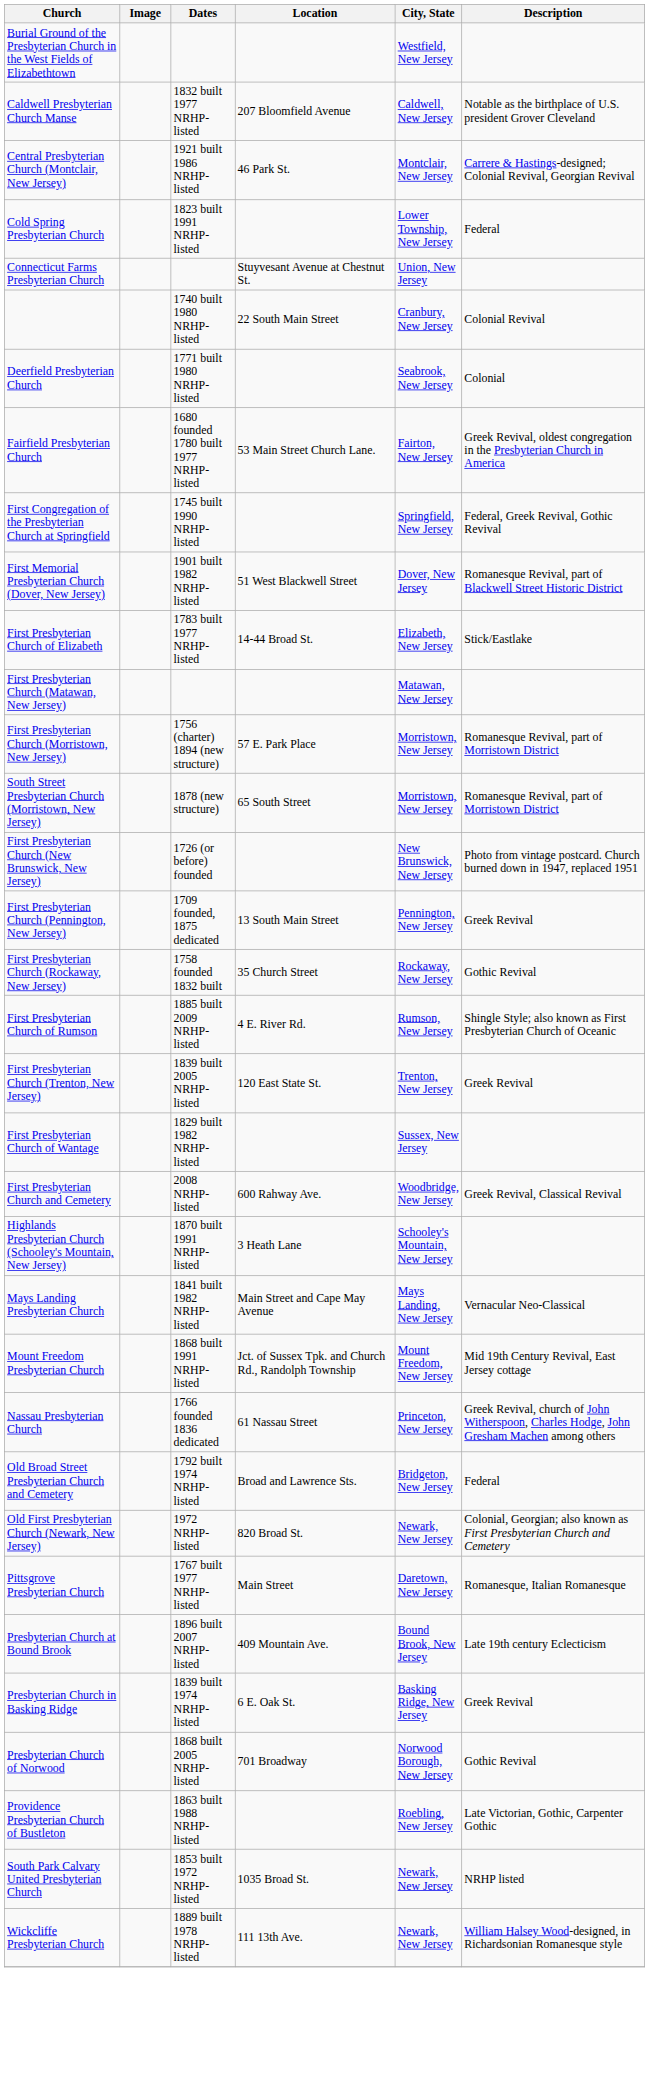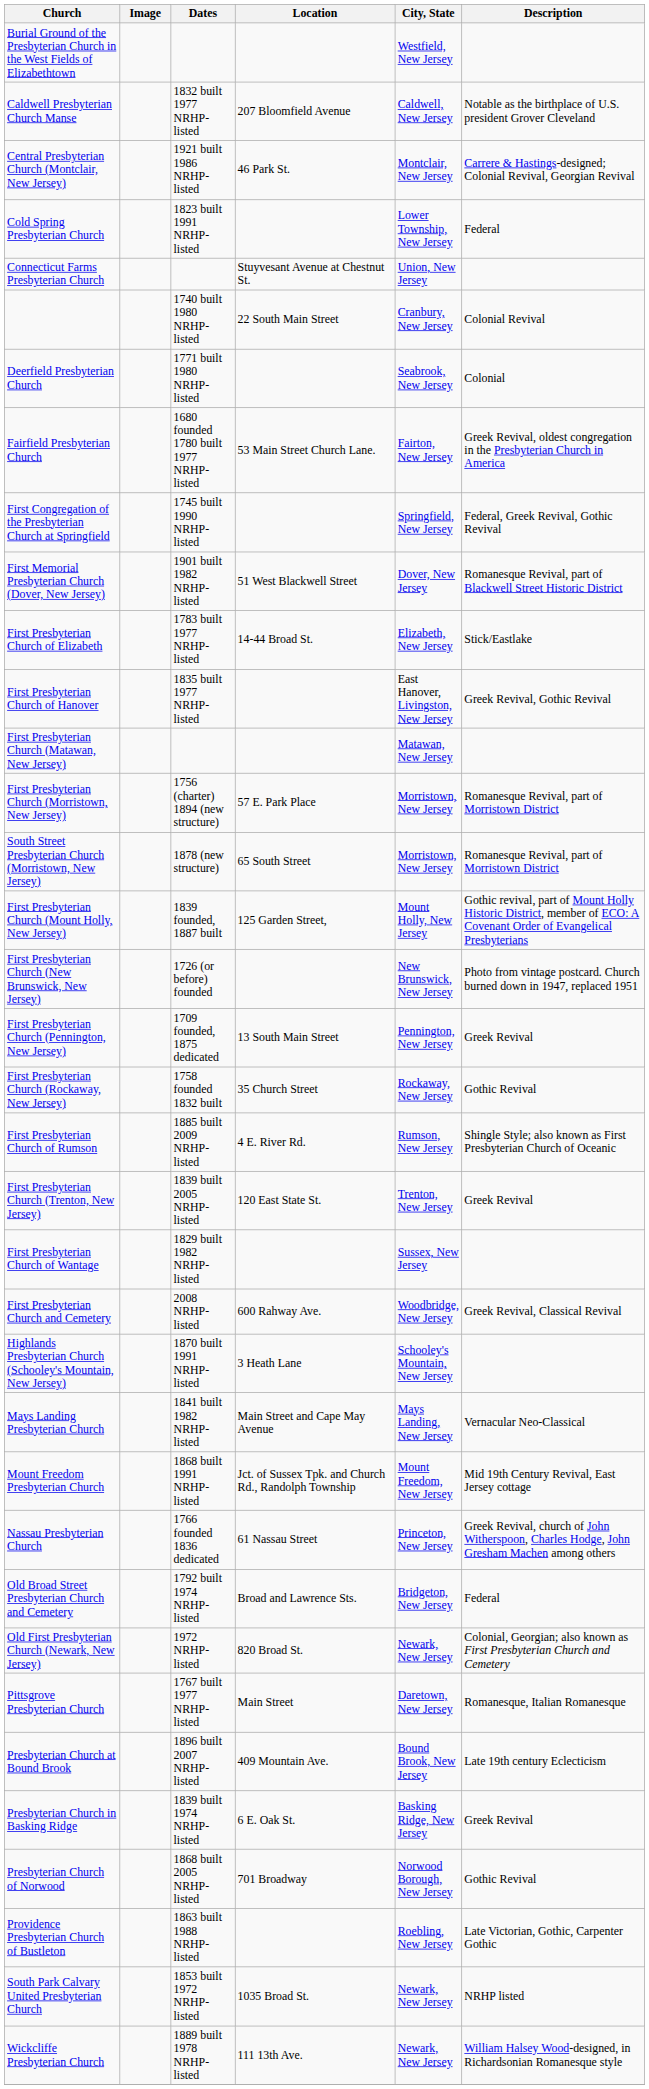+ row: (53, 698)
+ row: (60, 920)
